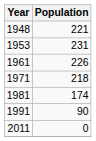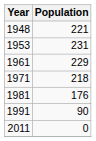(80, 62) 226 -> (80, 62) 229
(80, 95) 174 -> (80, 95) 176
